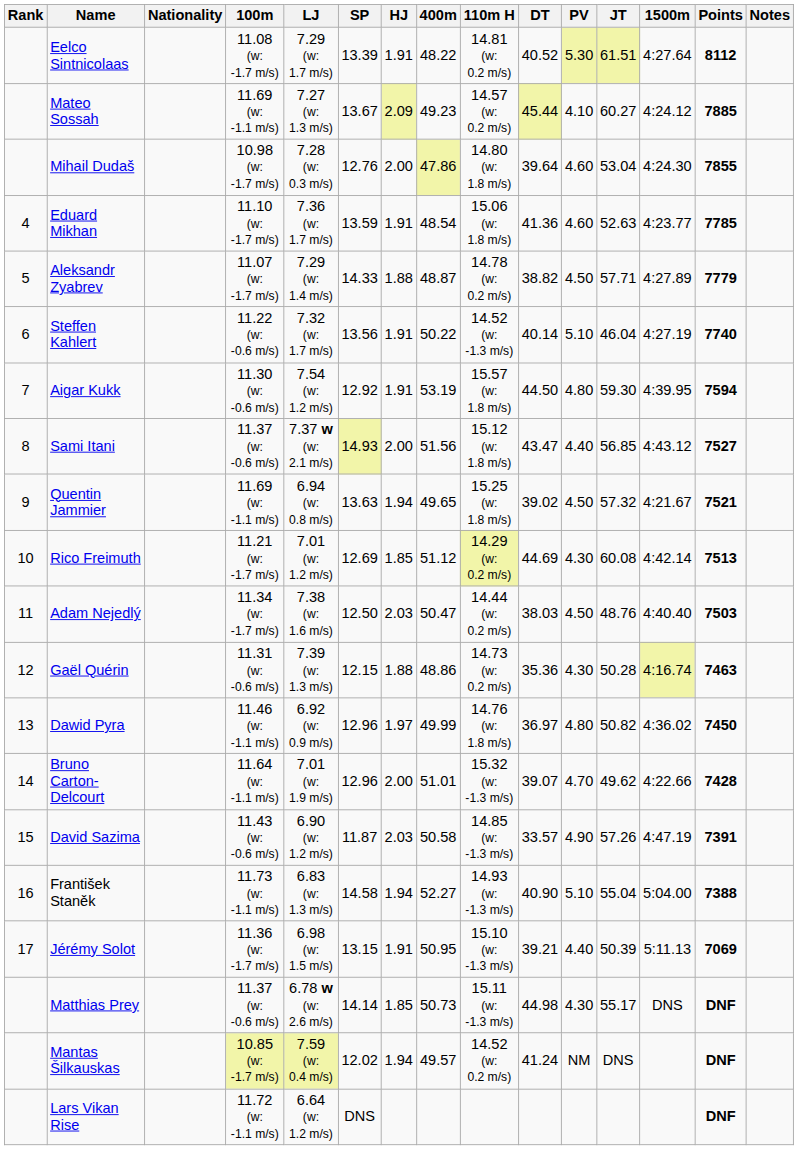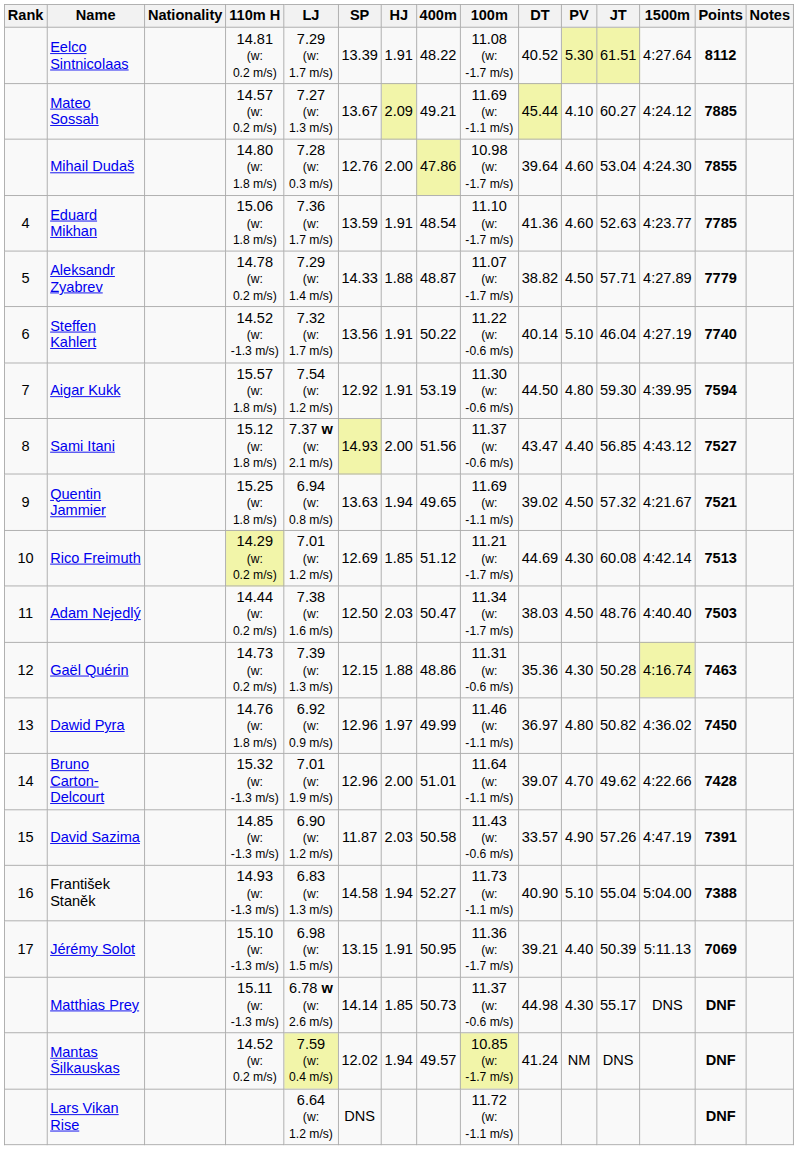columns swapped: (255, 16) <-> (489, 16)
(438, 111) 49.23 -> (438, 111) 49.21
